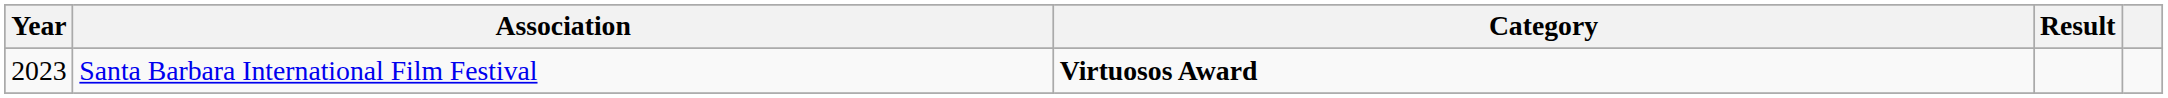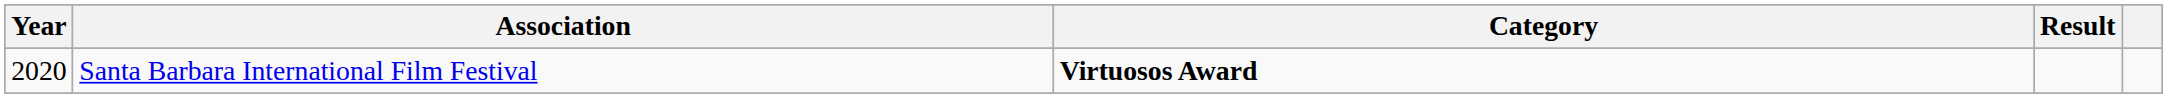(39, 70) 2023 -> (39, 70) 2020
